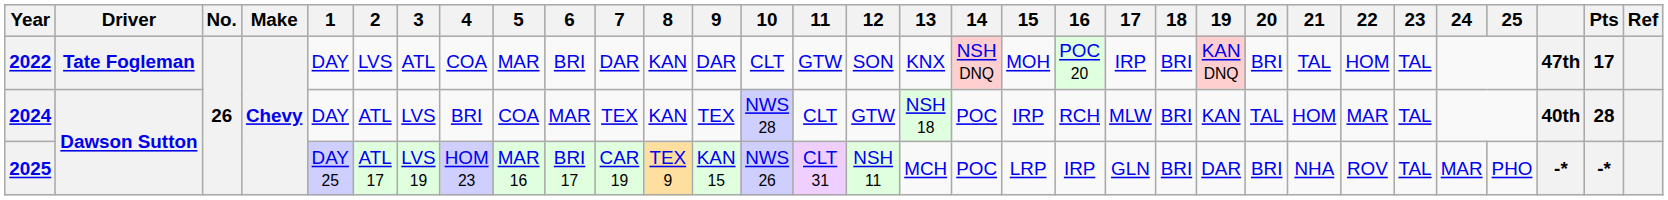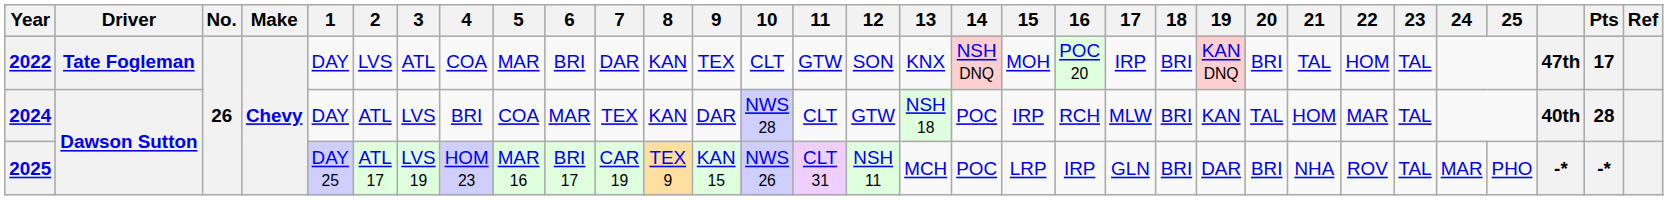(716, 62) DAR -> (716, 62) TEX
(716, 115) TEX -> (716, 115) DAR
